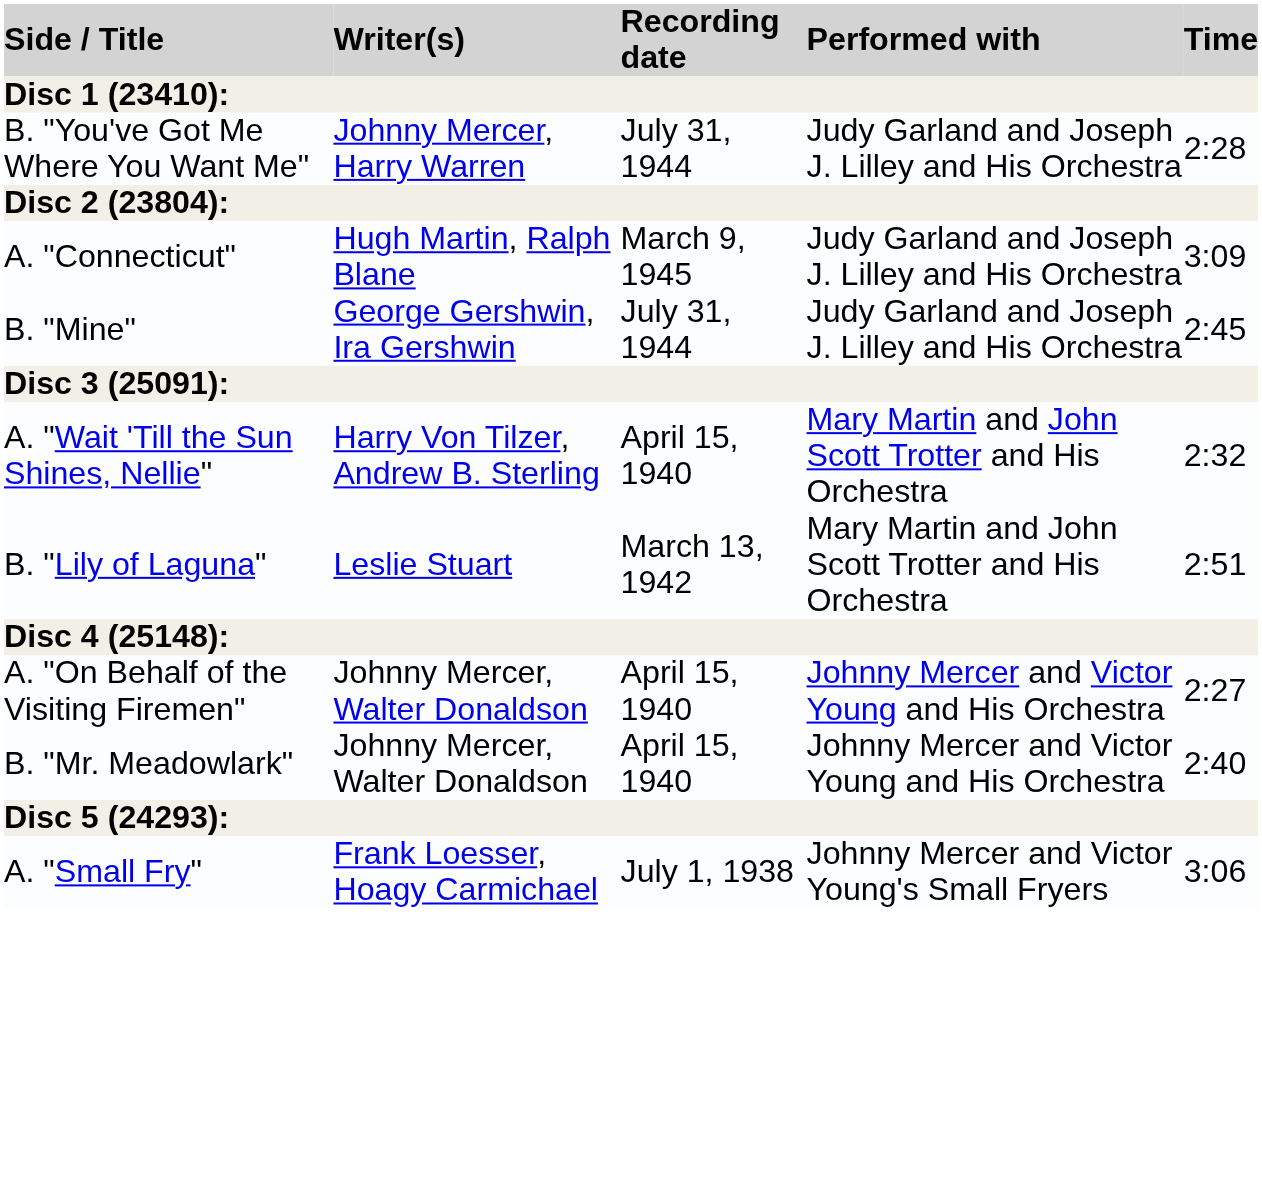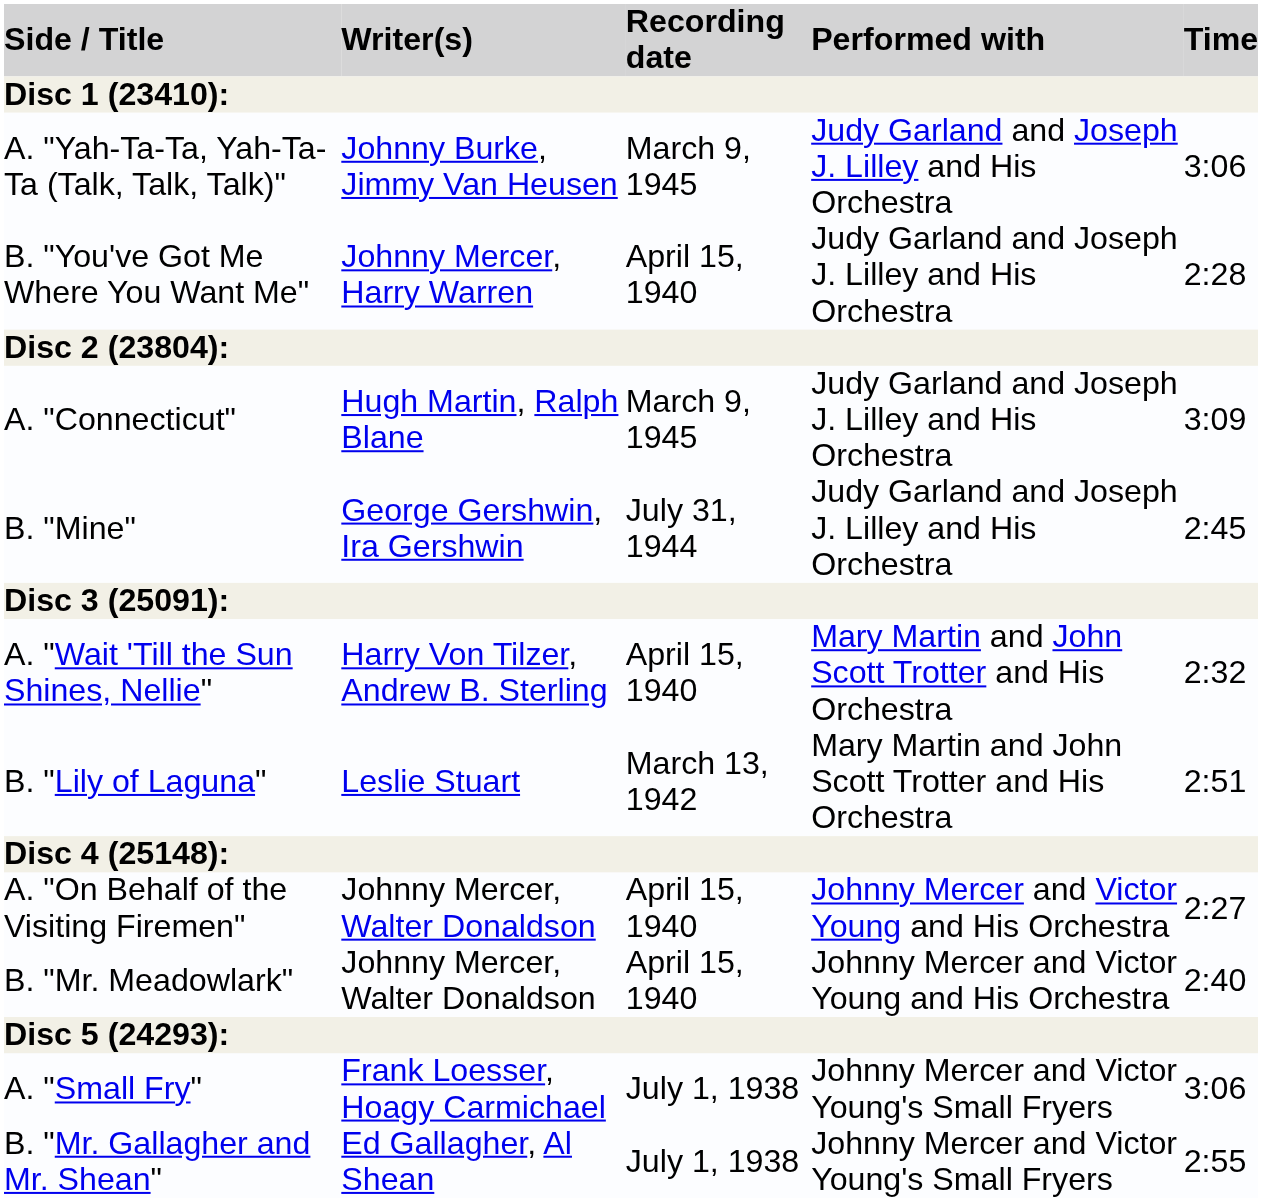+ row: (165, 166)
(676, 148) July 31, 1944 -> (685, 274) April 15, 1940
+ row: (157, 1161)
